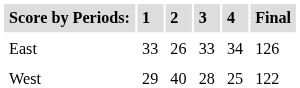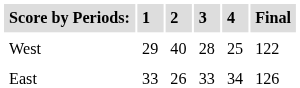rows swapped: (25, 78) <-> (23, 48)
